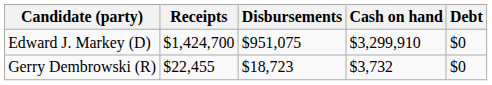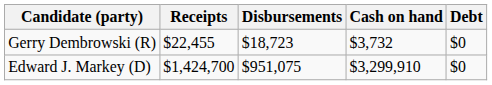rows swapped: (79, 42) <-> (82, 67)
